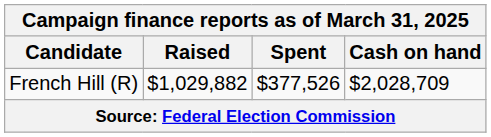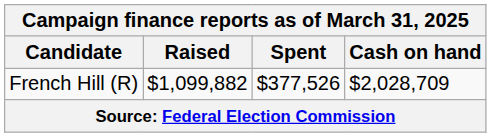(197, 83) $1,029,882 -> (197, 83) $1,099,882
